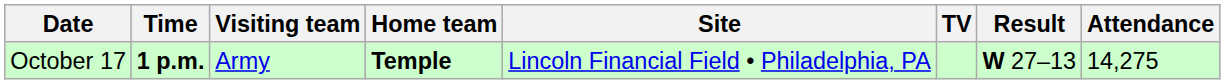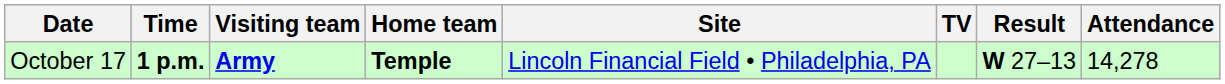(243, 61) normal -> (245, 61) bold
(1123, 61) 14,275 -> (1123, 61) 14,278
